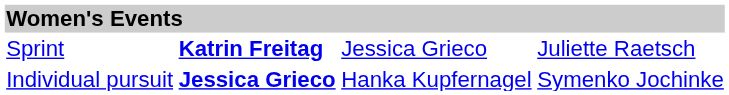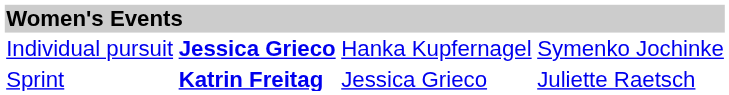rows swapped: (35, 49) <-> (90, 79)
